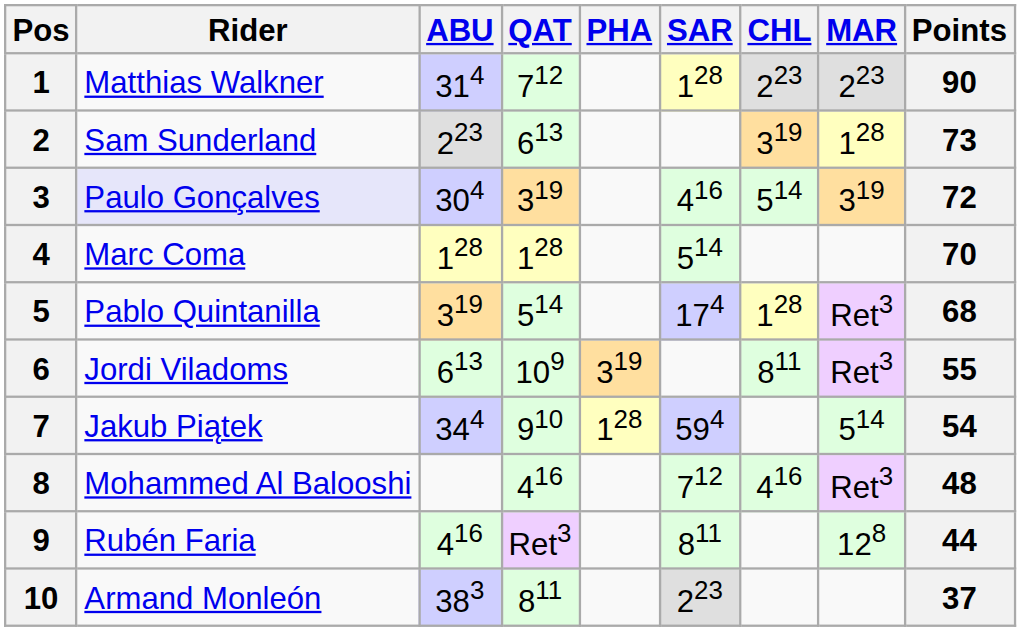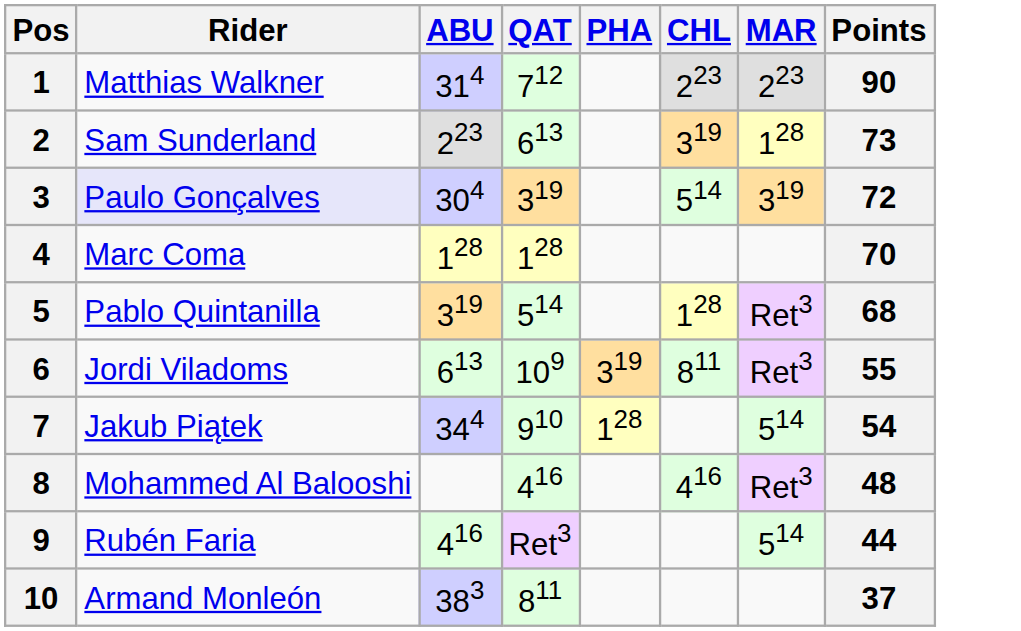- column: (700, 29)
(862, 540) 128 -> (781, 540) 514
